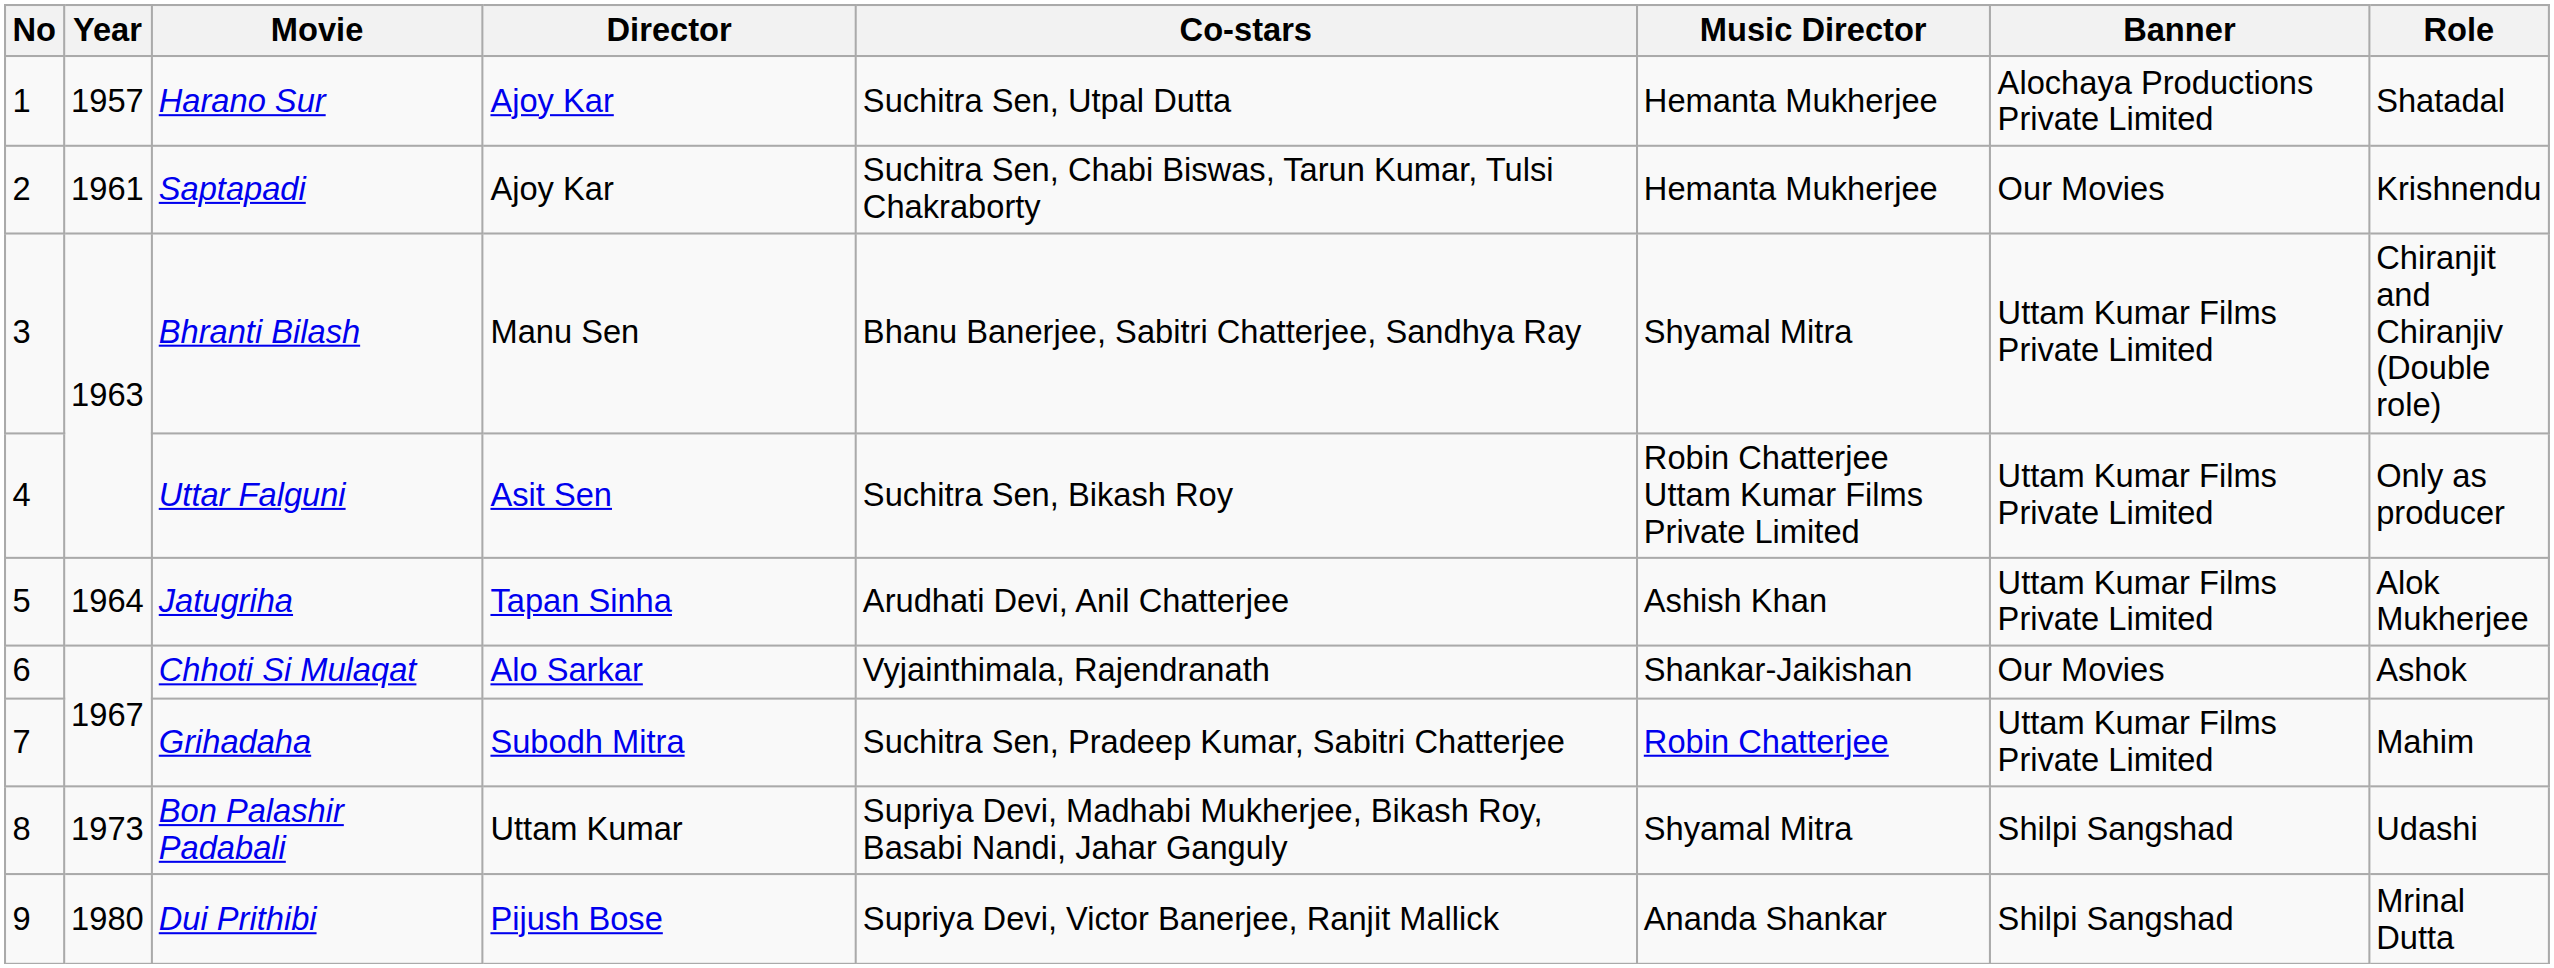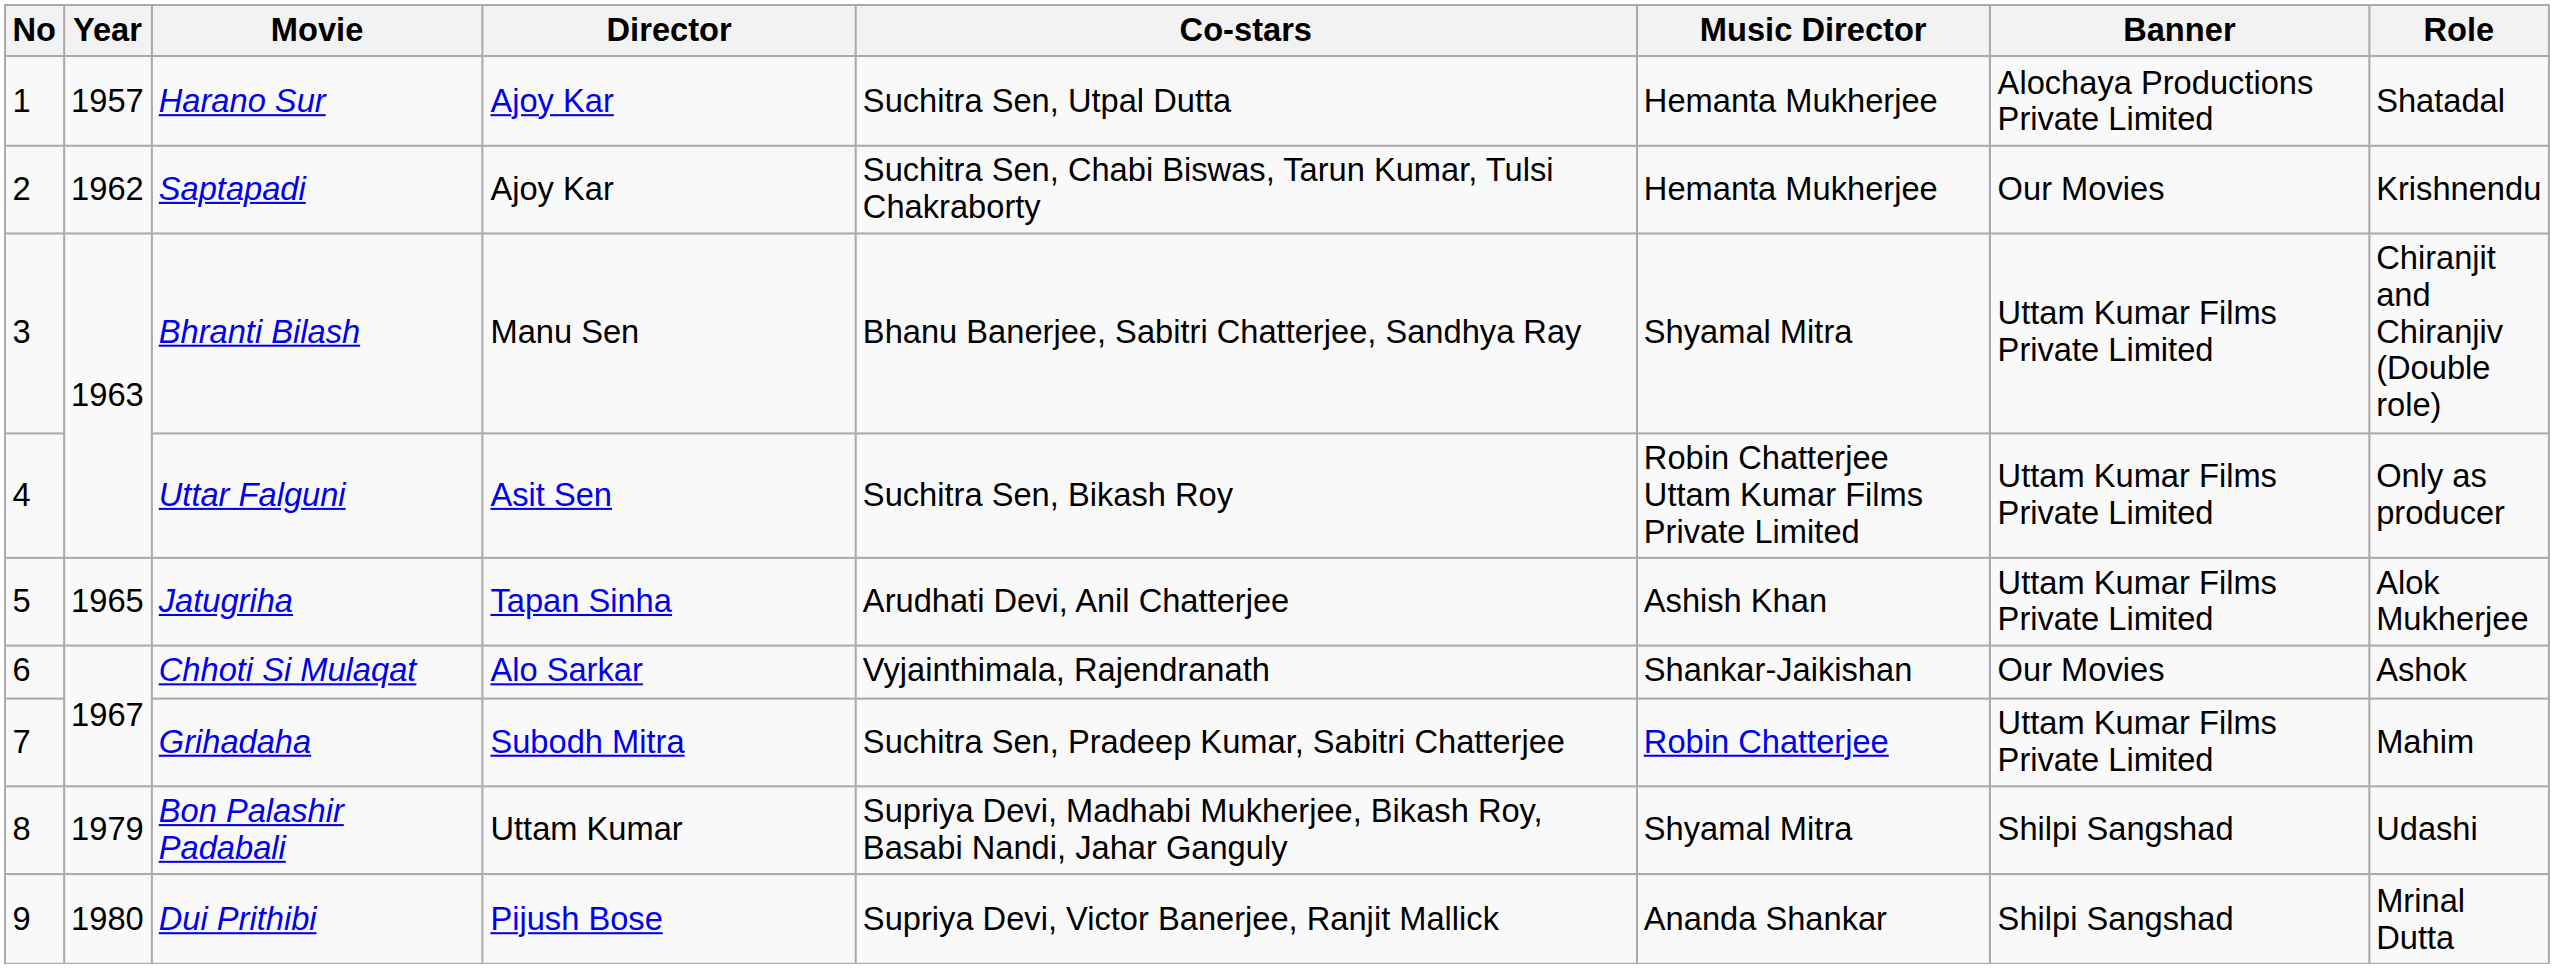(107, 188) 1961 -> (107, 188) 1962
(107, 601) 1964 -> (107, 601) 1965
(107, 830) 1973 -> (107, 830) 1979
